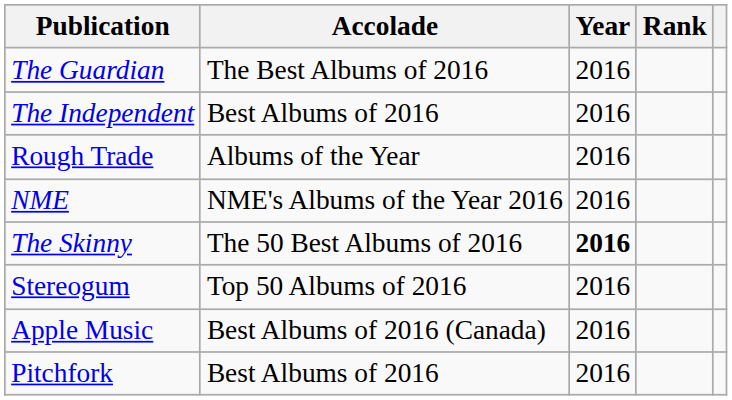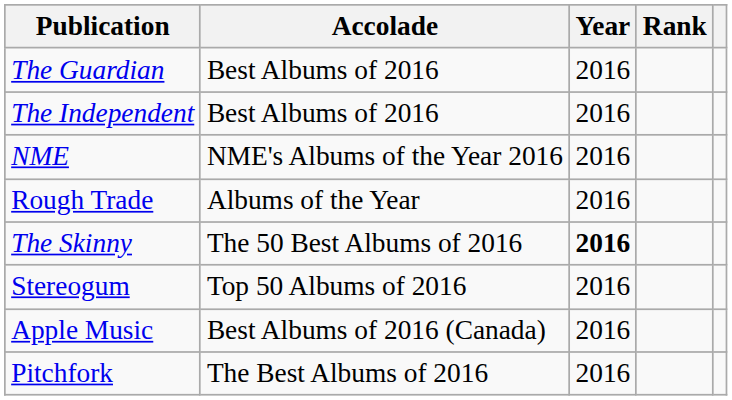(347, 69) The Best Albums of 2016 -> (323, 69) Best Albums of 2016
rows swapped: (40, 199) <-> (82, 156)
(323, 373) Best Albums of 2016 -> (347, 373) The Best Albums of 2016
